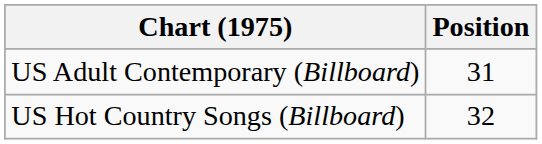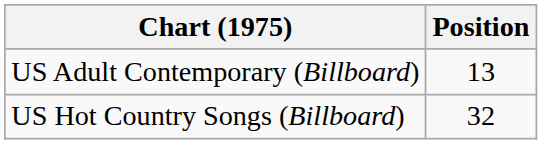(481, 71) 31 -> (481, 71) 13
